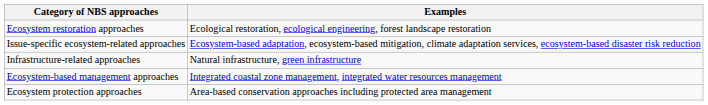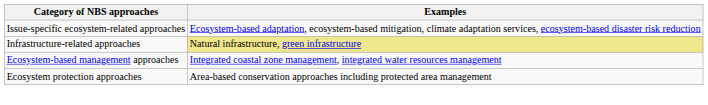- row: (75, 28)
(275, 60) no background -> (275, 44) khaki background
